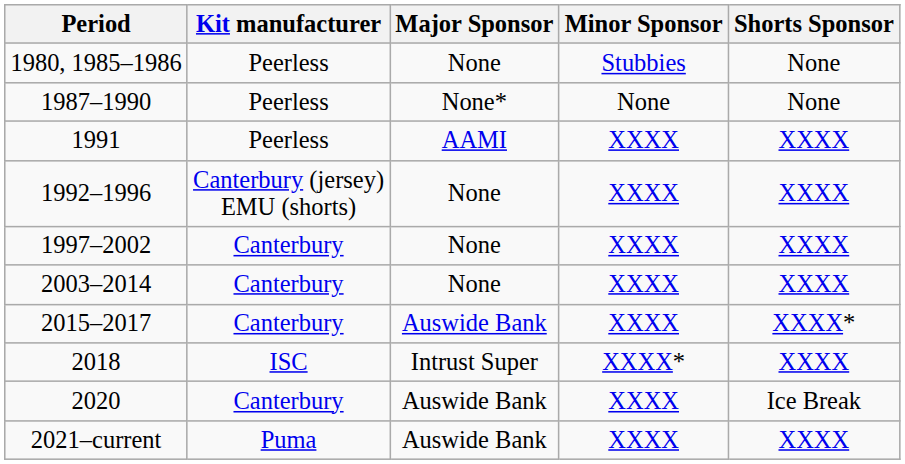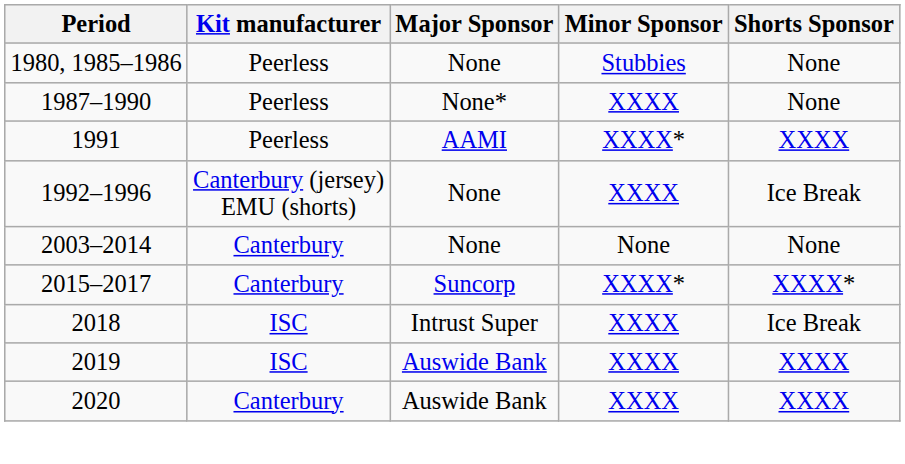(644, 101) None -> (644, 101) XXXX
(644, 140) XXXX -> (644, 140) XXXX*
(814, 192) XXXX -> (814, 192) Ice Break
- row: (96, 245)
(644, 284) XXXX -> (644, 245) None
(814, 284) XXXX -> (814, 245) None
(474, 323) Auswide Bank -> (474, 284) Suncorp
(644, 323) XXXX -> (644, 284) XXXX*
(644, 362) XXXX* -> (644, 323) XXXX
(814, 362) XXXX -> (814, 323) Ice Break
+ row: (96, 362)
(814, 400) Ice Break -> (814, 400) XXXX
- row: (96, 439)
